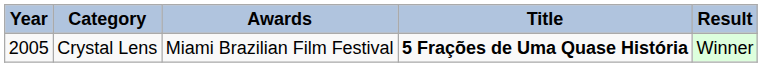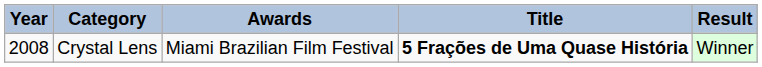(29, 48) 2005 -> (29, 48) 2008
